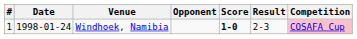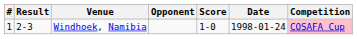columns swapped: (44, 12) <-> (269, 12)
(229, 27) bold -> (207, 27) normal
